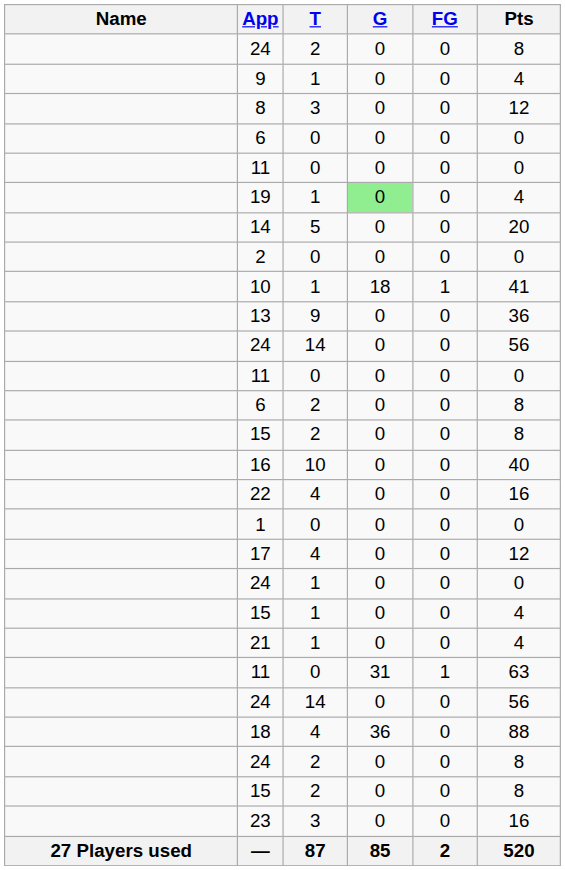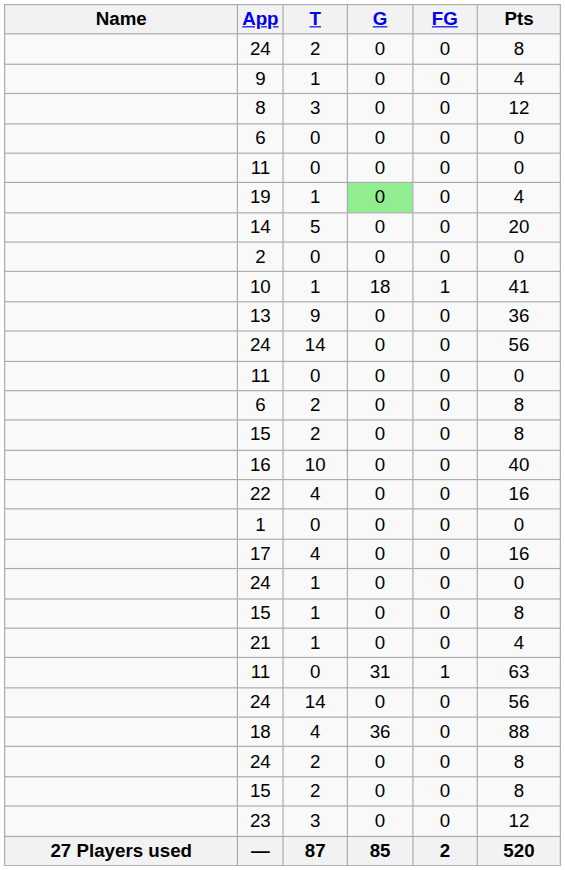(519, 553) 12 -> (519, 553) 16
(519, 613) 4 -> (519, 613) 8
(519, 820) 16 -> (519, 820) 12
